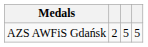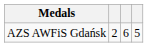(126, 32) 5 -> (126, 32) 6
